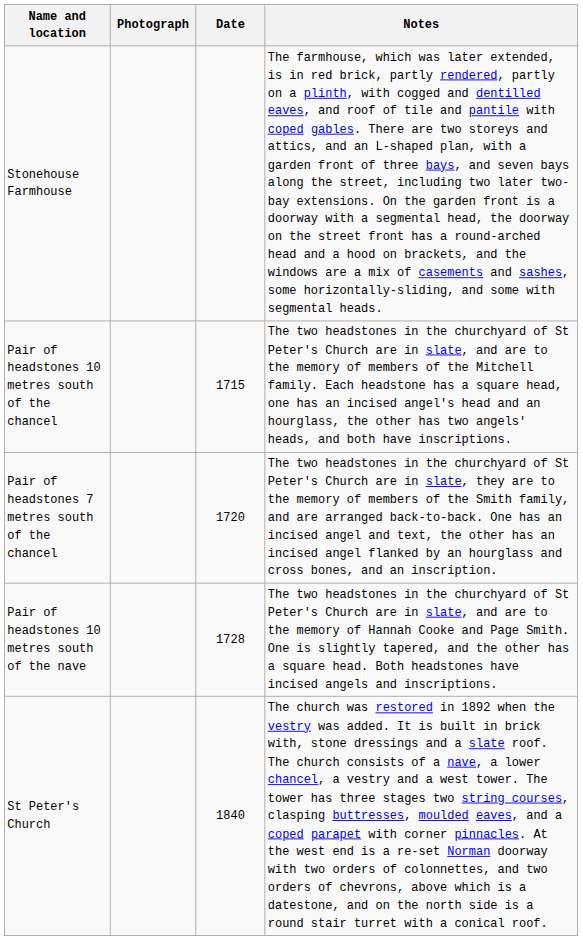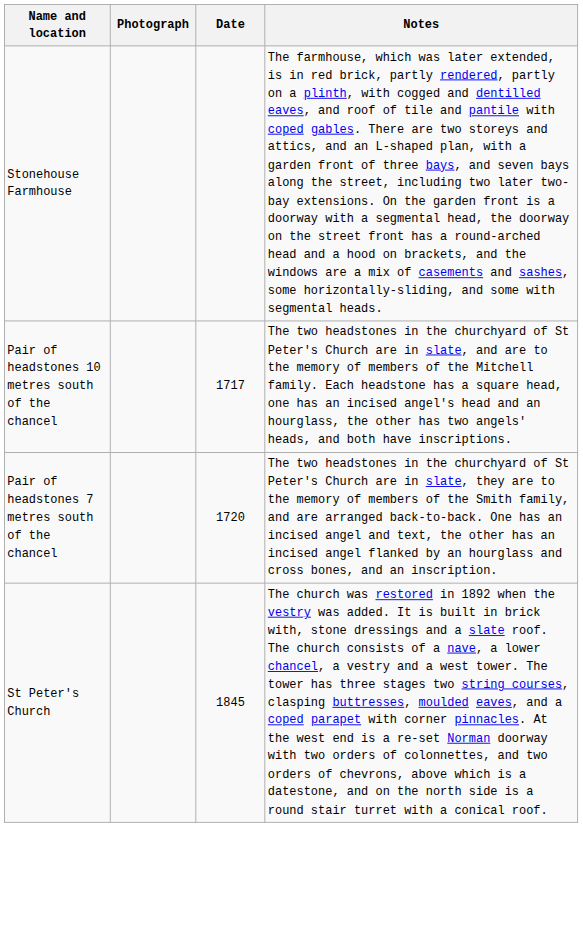(230, 386) 1715 -> (230, 386) 1717
- row: (54, 640)
(230, 816) 1840 -> (230, 703) 1845
